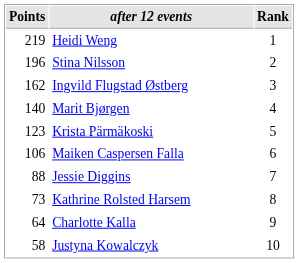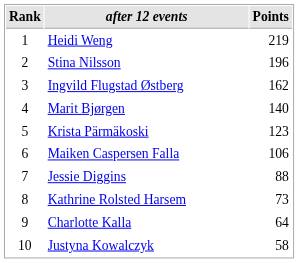columns swapped: (273, 16) <-> (27, 16)
